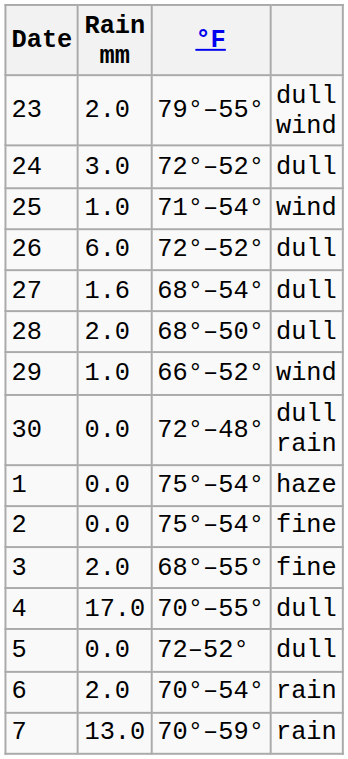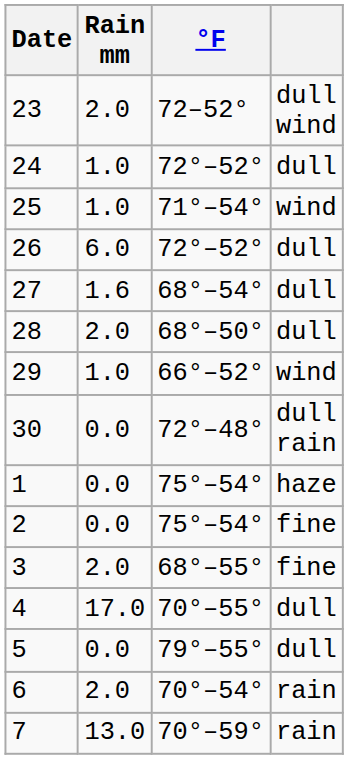(211, 111) 79°–55° -> (203, 111) 72–52°
(107, 167) 3.0 -> (107, 167) 1.0
(203, 650) 72–52° -> (211, 650) 79°–55°
